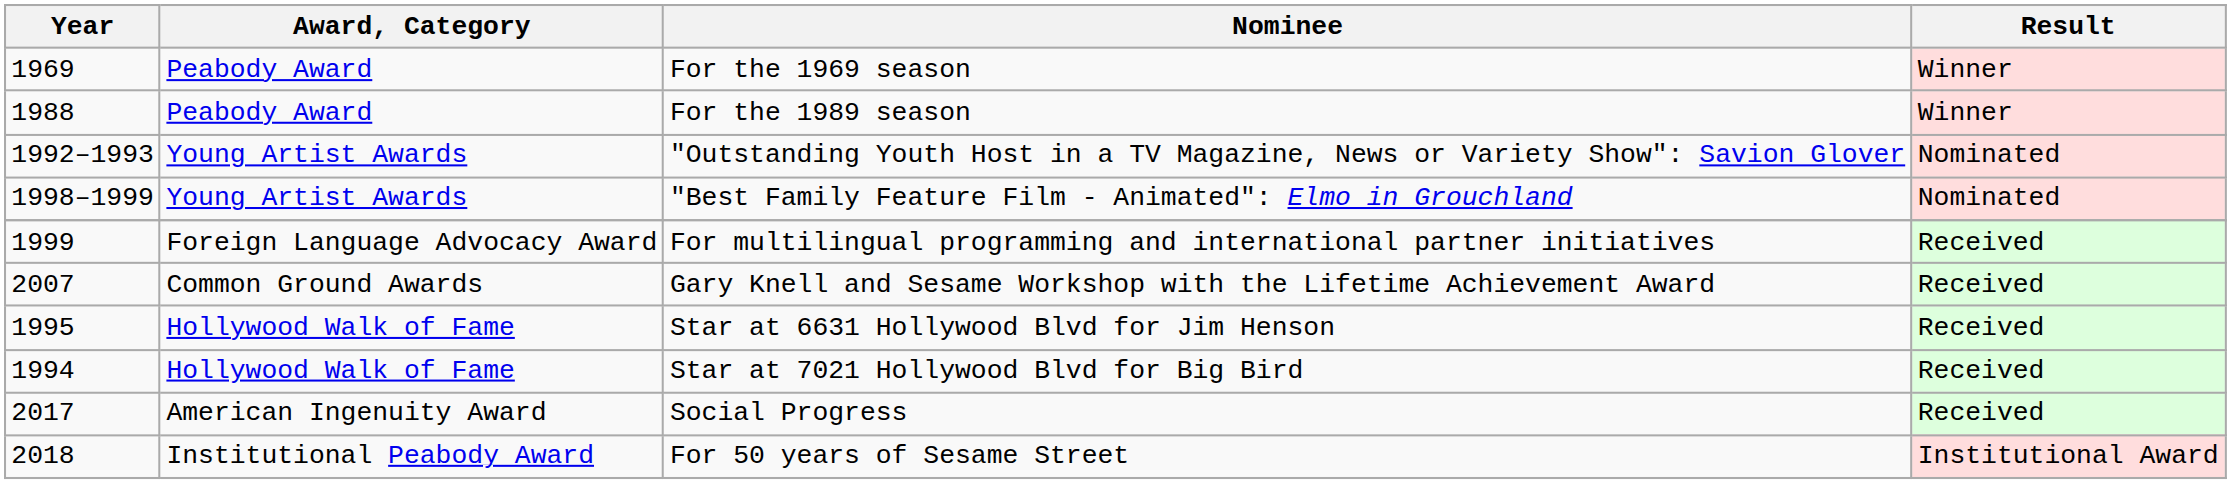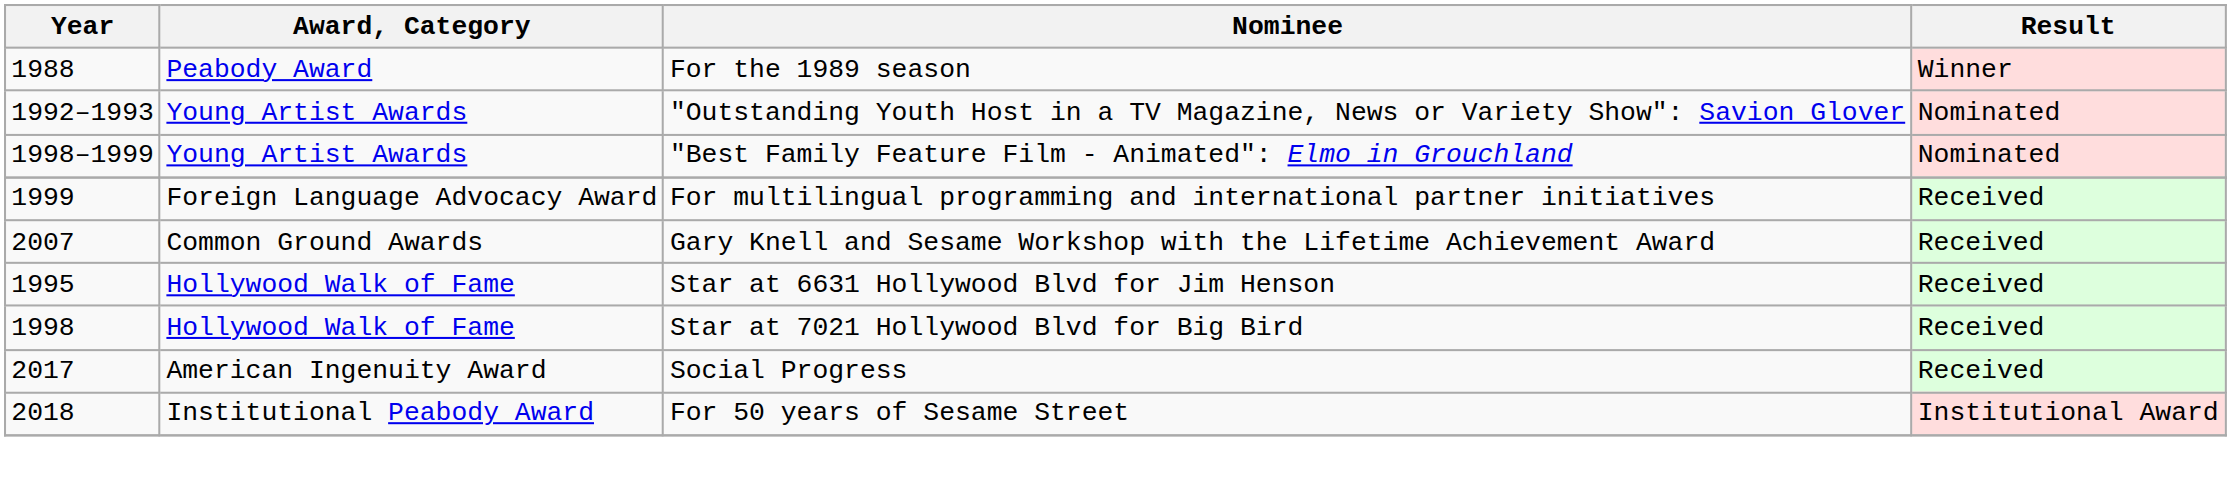- row: (820, 70)
(43, 371) 1994 -> (43, 328) 1998
